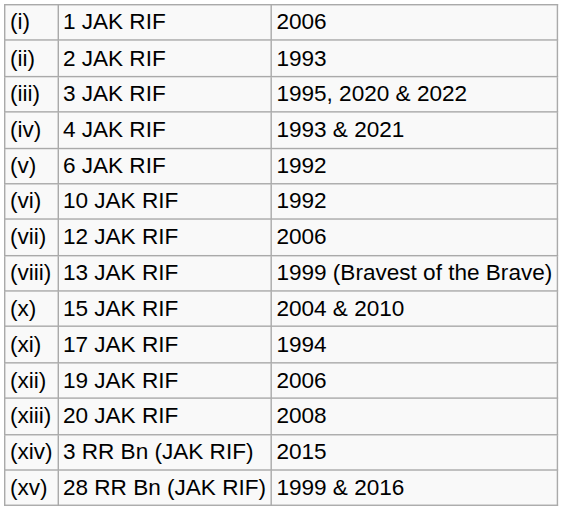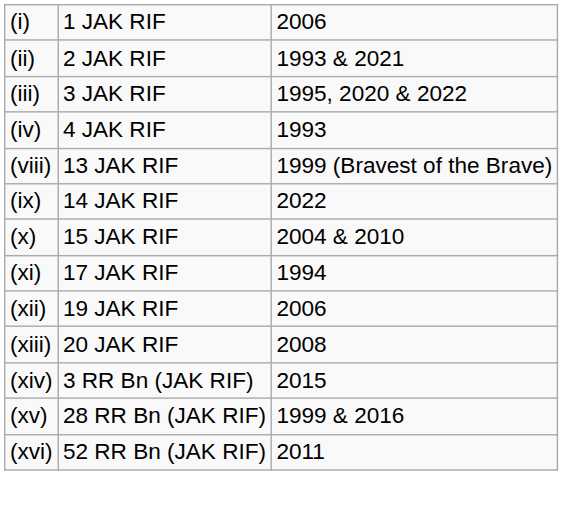(301, 58) 1993 -> (340, 58) 1993 & 2021
(340, 129) 1993 & 2021 -> (301, 129) 1993
- row: (23, 165)
- row: (26, 201)
- row: (28, 237)
+ row: (26, 201)
+ row: (31, 451)
